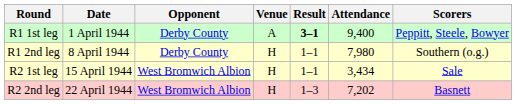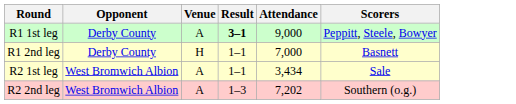- column: (99, 14)
(361, 33) 9,400 -> (289, 33) 9,000
(361, 52) 7,980 -> (289, 52) 7,000
(452, 52) Southern (o.g.) -> (380, 52) Basnett
(272, 71) H -> (200, 71) A
(272, 90) H -> (200, 90) A
(452, 90) Basnett -> (380, 90) Southern (o.g.)
